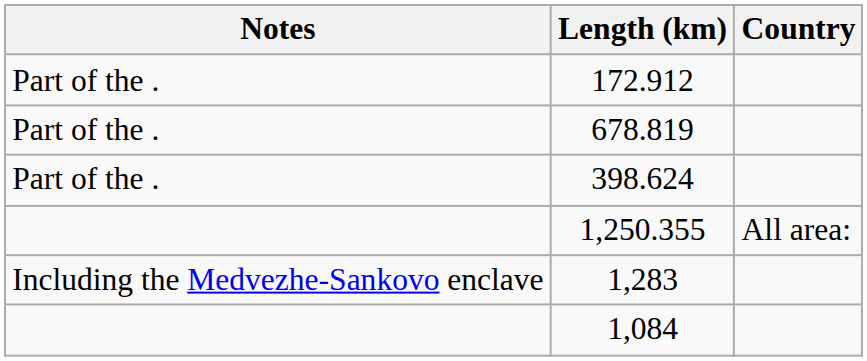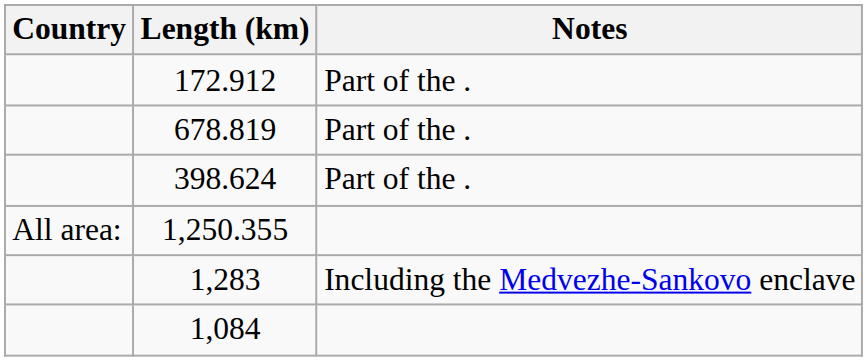columns swapped: (799, 29) <-> (278, 29)
